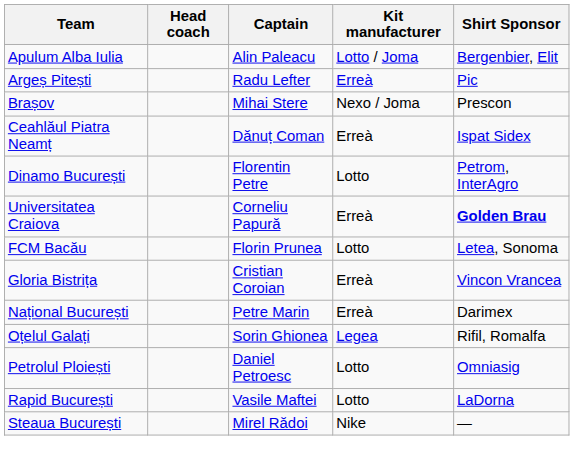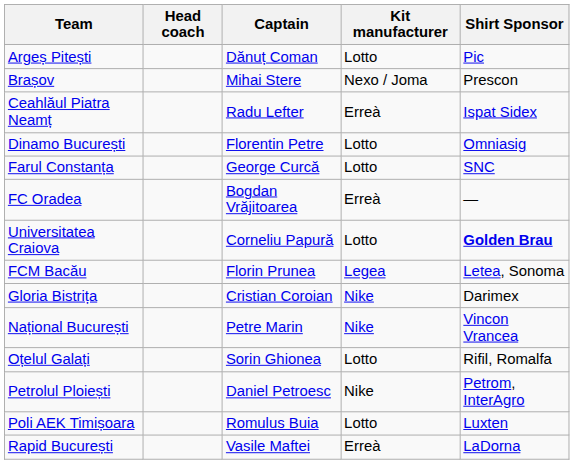- row: (65, 56)
(271, 80) Radu Lefter -> (272, 56) Dănuț Coman
(354, 80) Erreà -> (361, 56) Lotto
(278, 135) Dănuț Coman -> (265, 112) Radu Lefter
(488, 176) Petrom, InterAgro -> (495, 144) Omniasig
+ row: (61, 167)
+ row: (45, 199)
(354, 216) Erreà -> (361, 240) Lotto
(353, 248) Lotto -> (365, 272) Legea
(354, 280) Erreà -> (359, 295) Nike
(509, 280) Vincon Vrancea -> (491, 295) Darimex
(354, 312) Erreà -> (359, 327) Nike
(485, 312) Darimex -> (491, 327) Vincon Vrancea
(357, 335) Legea -> (361, 359) Lotto
(353, 367) Lotto -> (359, 391) Nike
(488, 367) Omniasig -> (494, 391) Petrom, InterAgro
+ row: (71, 423)
(353, 399) Lotto -> (362, 447) Erreà
- row: (65, 423)
